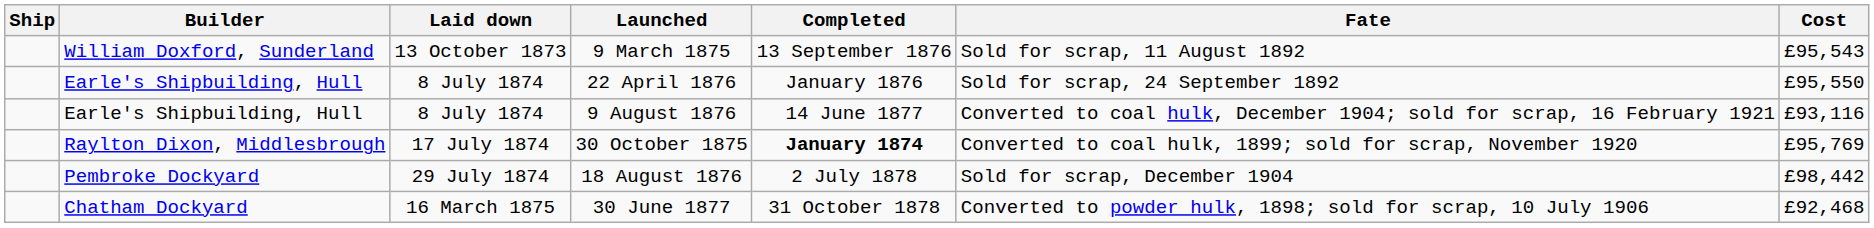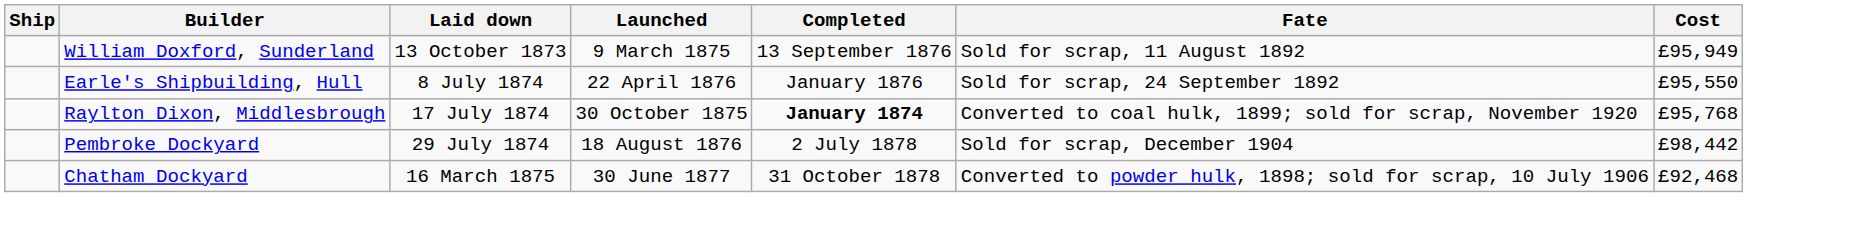(1824, 51) £95,543 -> (1698, 51) £95,949
- row: (662, 114)
(1824, 145) £95,769 -> (1698, 114) £95,768
